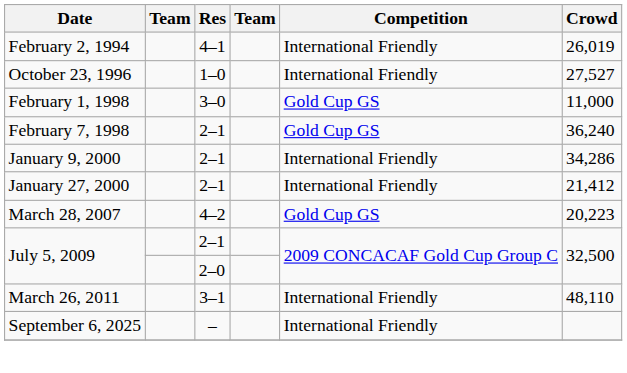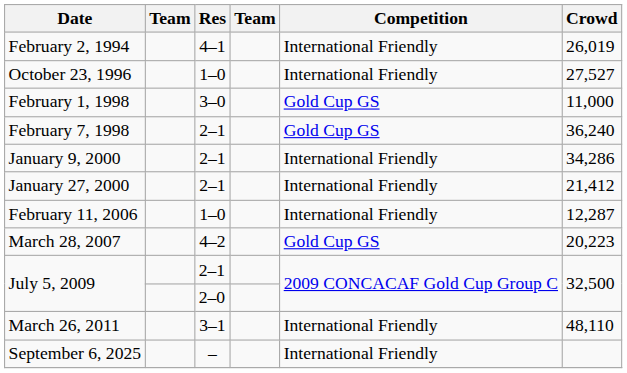+ row: (73, 213)
